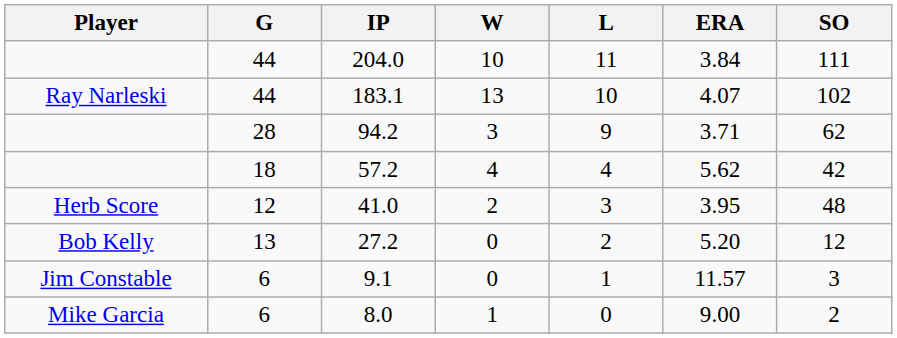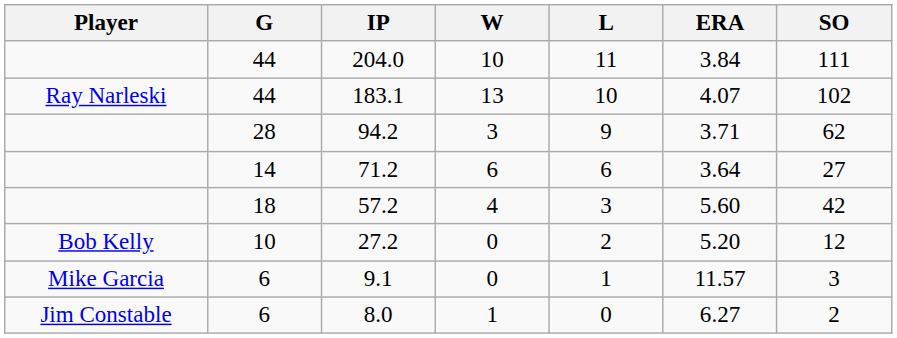+ row: (378, 168)
(606, 168) 4 -> (606, 205) 3
(720, 168) 5.62 -> (720, 205) 5.60
- row: (378, 205)
(264, 242) 13 -> (264, 242) 10
(106, 278) Jim Constable -> (106, 278) Mike Garcia
(106, 315) Mike Garcia -> (106, 315) Jim Constable
(720, 315) 9.00 -> (720, 315) 6.27
